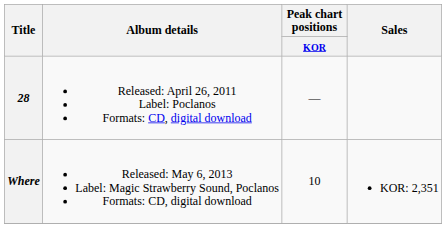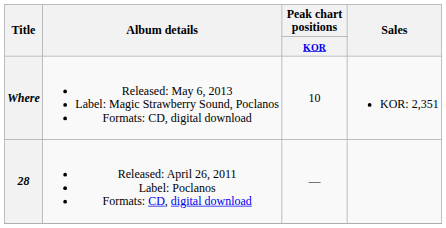rows swapped: (23, 97) <-> (23, 181)
